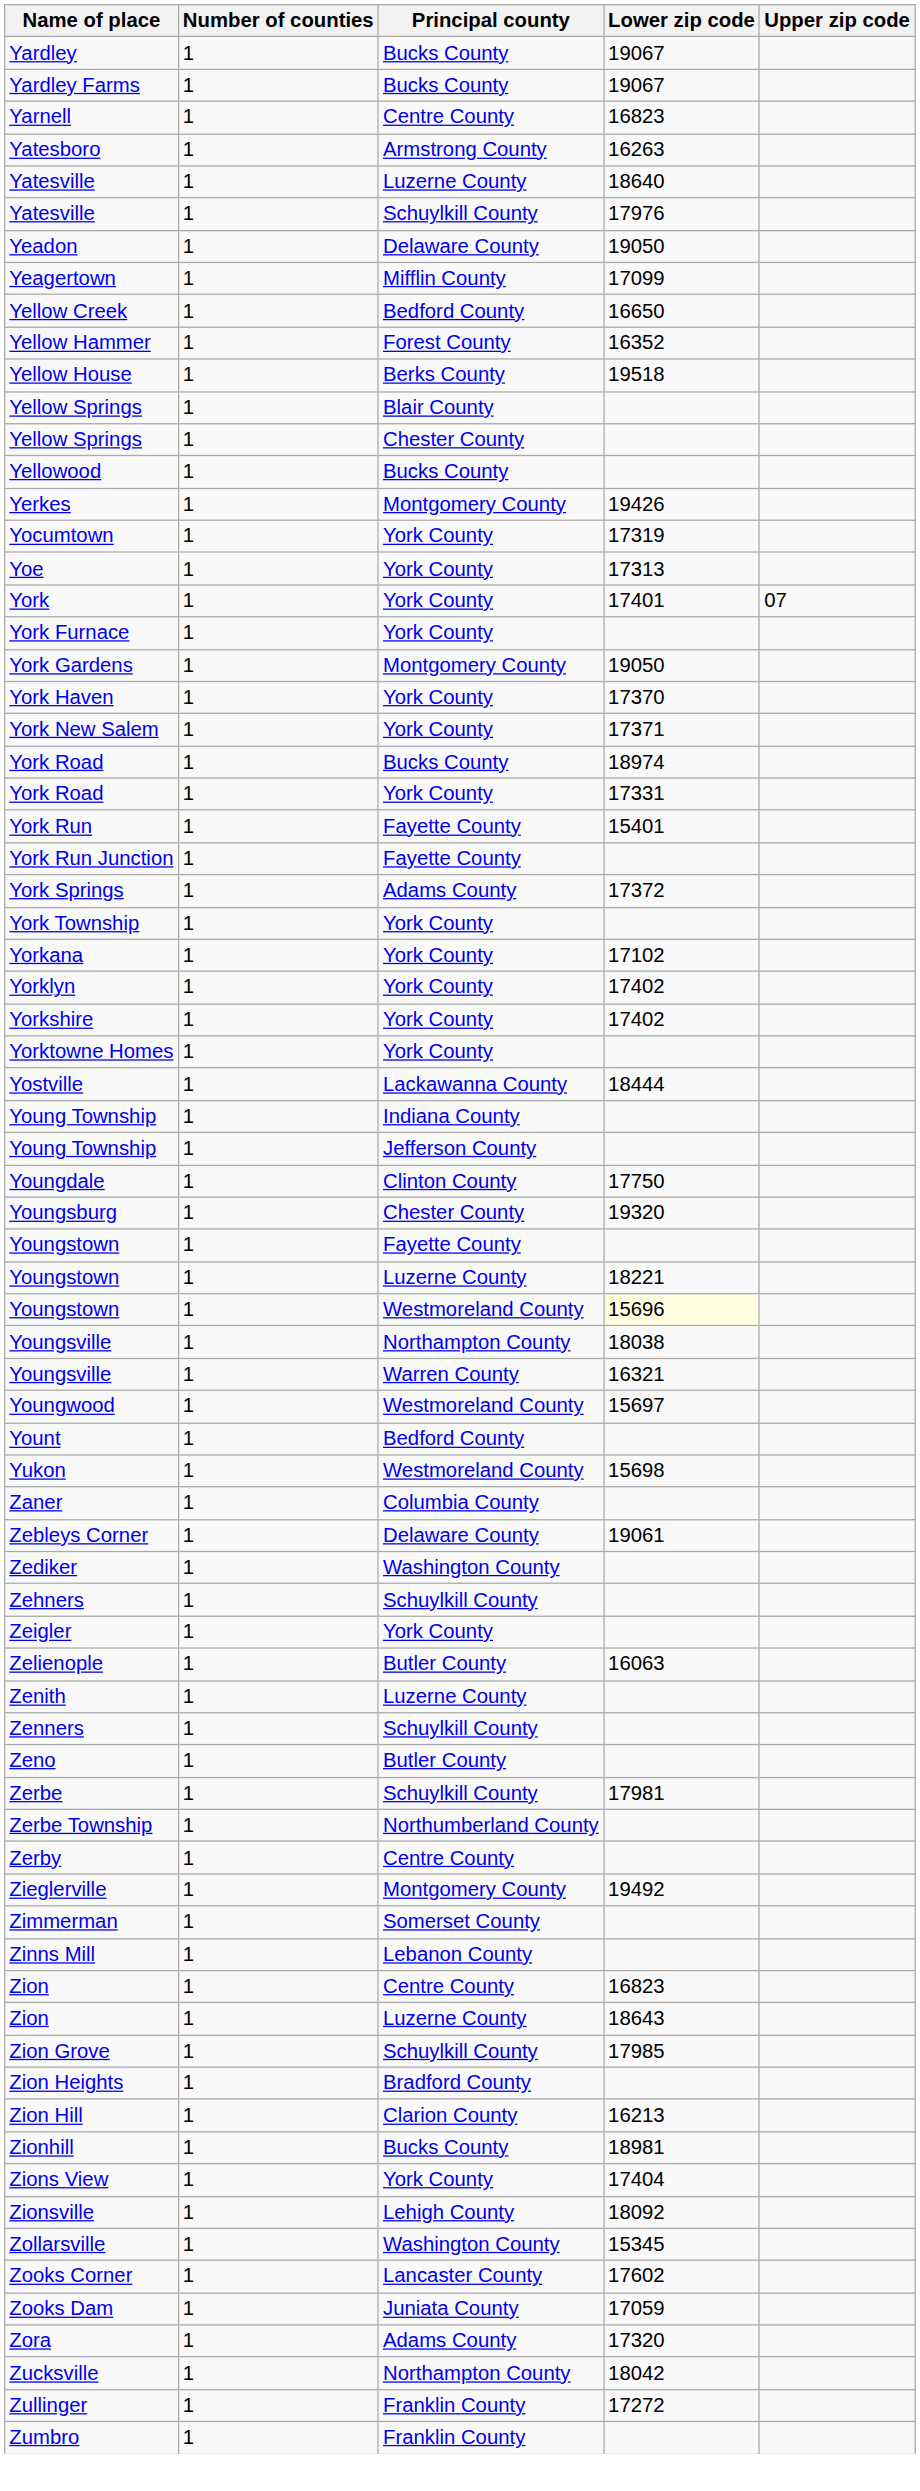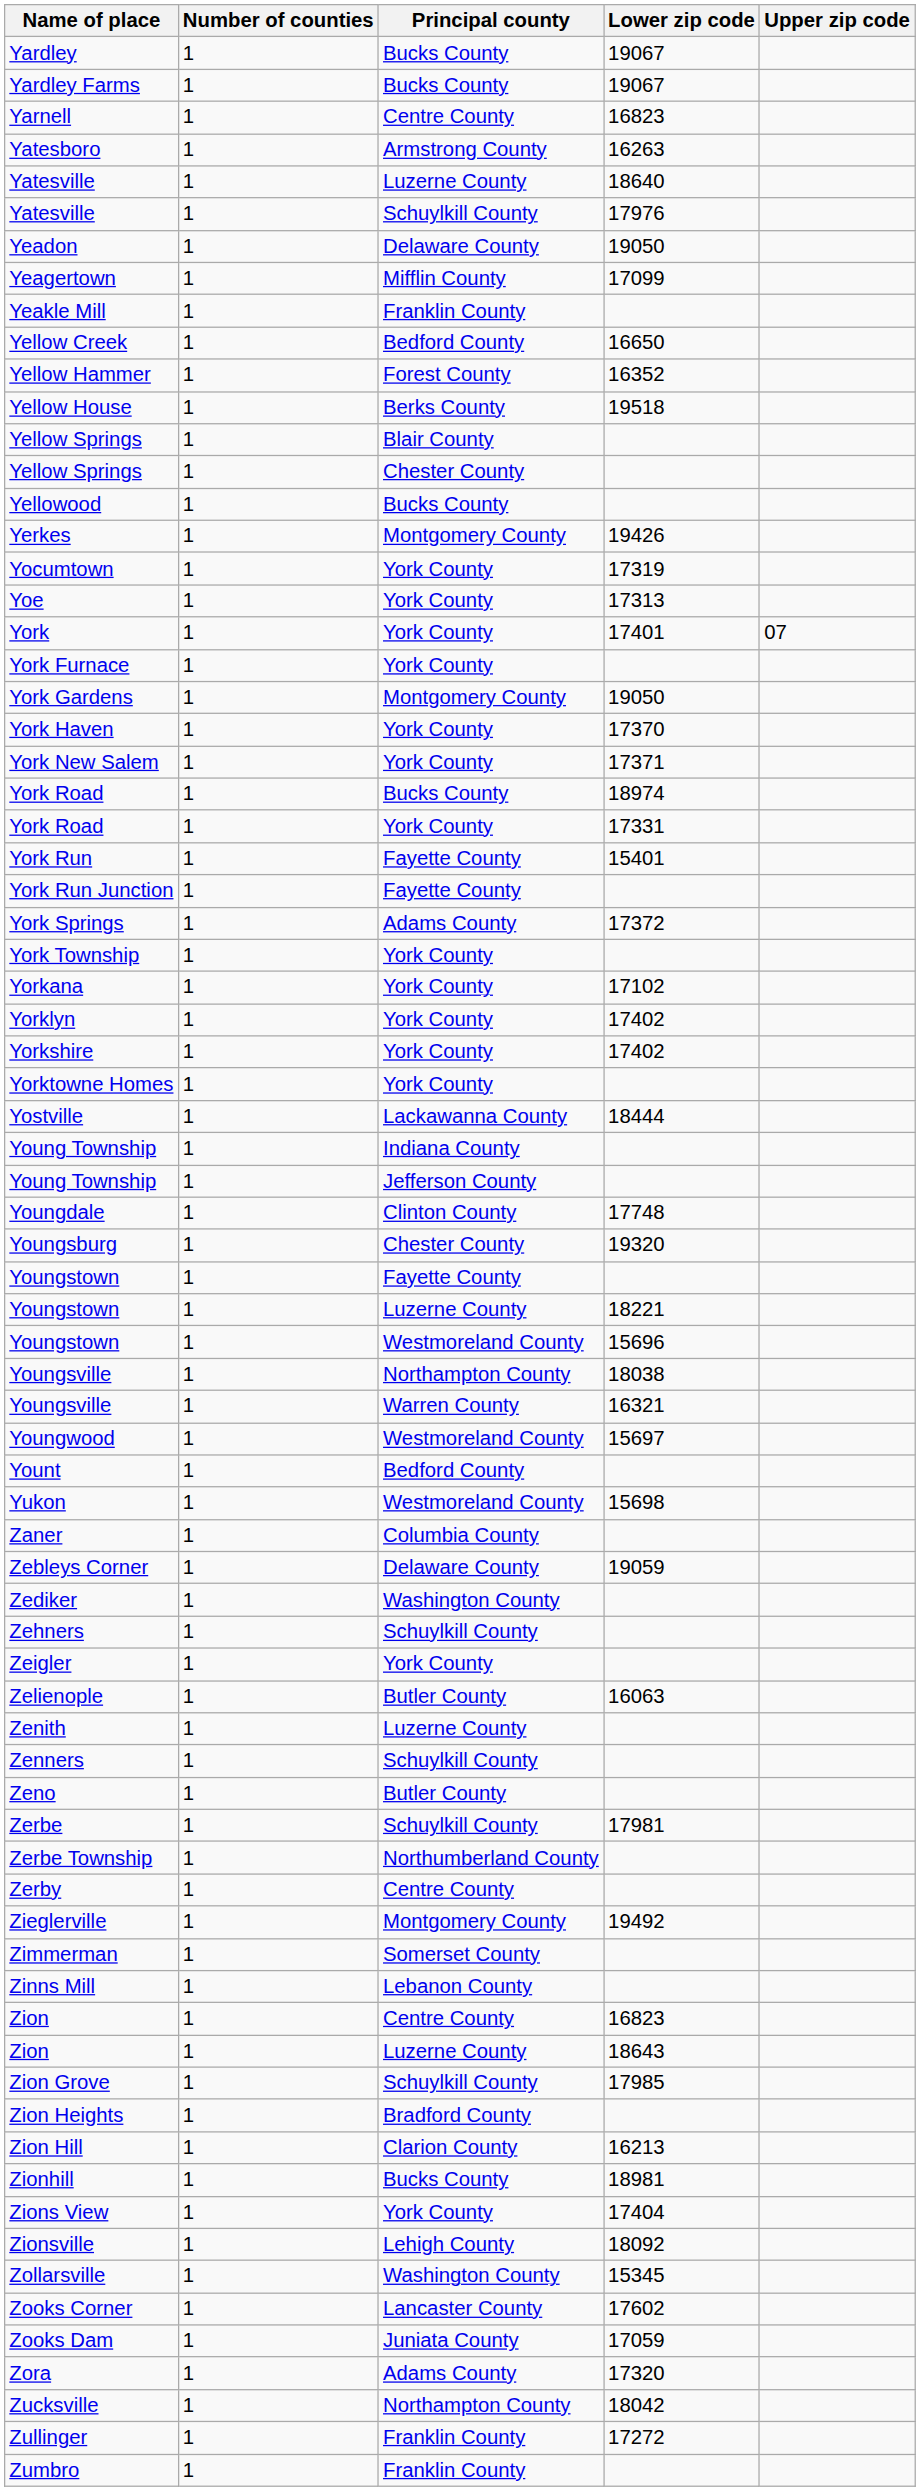+ row: (58, 310)
(636, 1180) 17750 -> (636, 1212) 17748
(636, 1309) lightyellow background -> (636, 1341) no background
(636, 1535) 19061 -> (636, 1567) 19059
